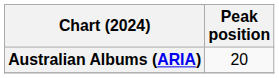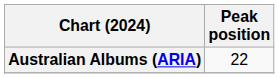(239, 60) 20 -> (239, 60) 22
